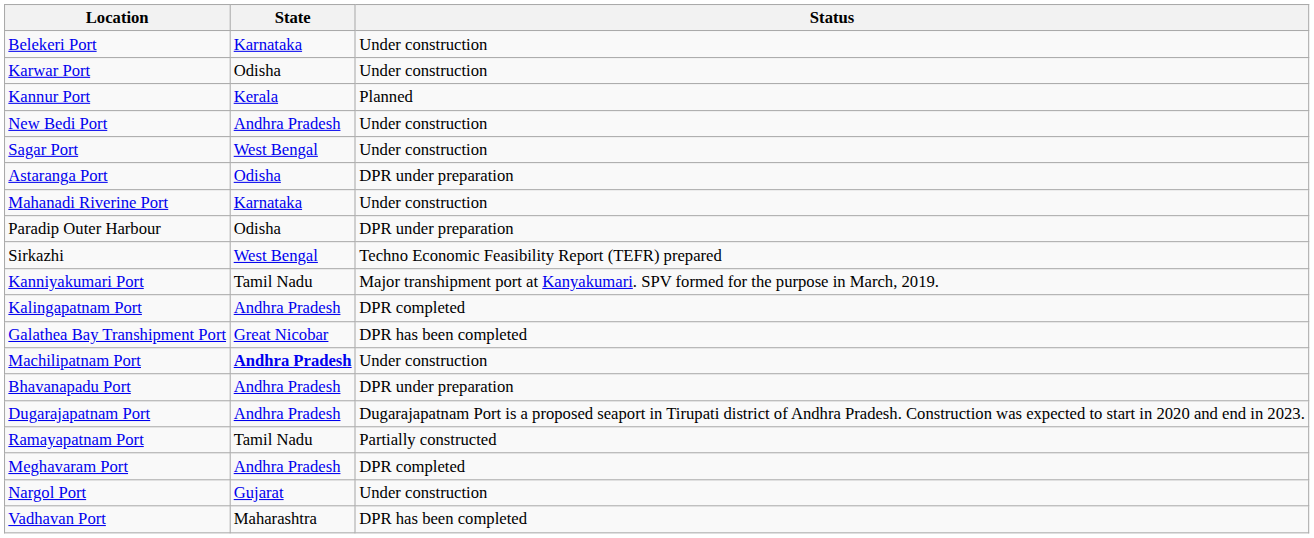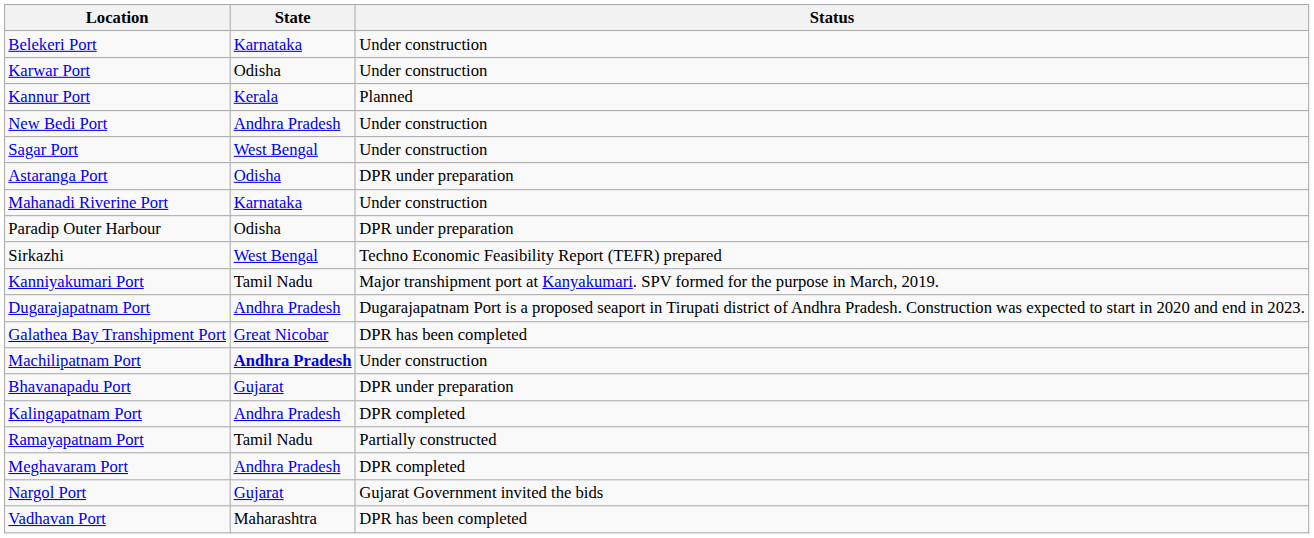rows swapped: (79, 413) <-> (75, 307)
(287, 387) Andhra Pradesh -> (259, 387) Gujarat
(423, 492) Under construction -> (481, 492) Gujarat Government invited the bids
